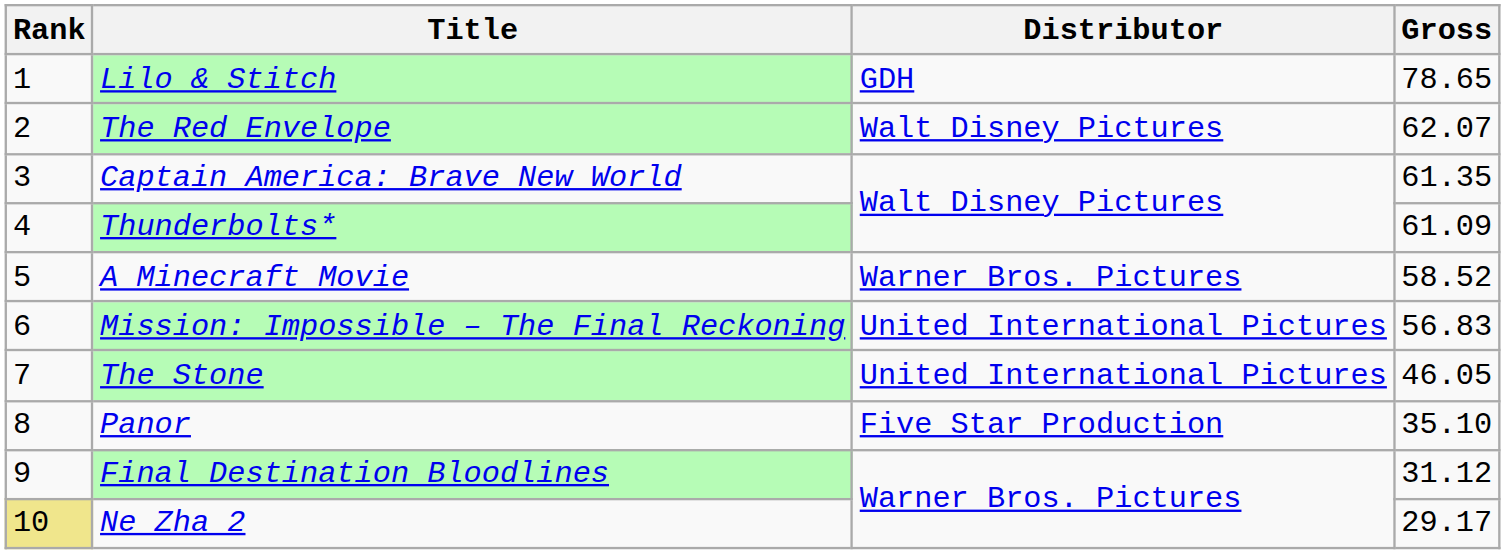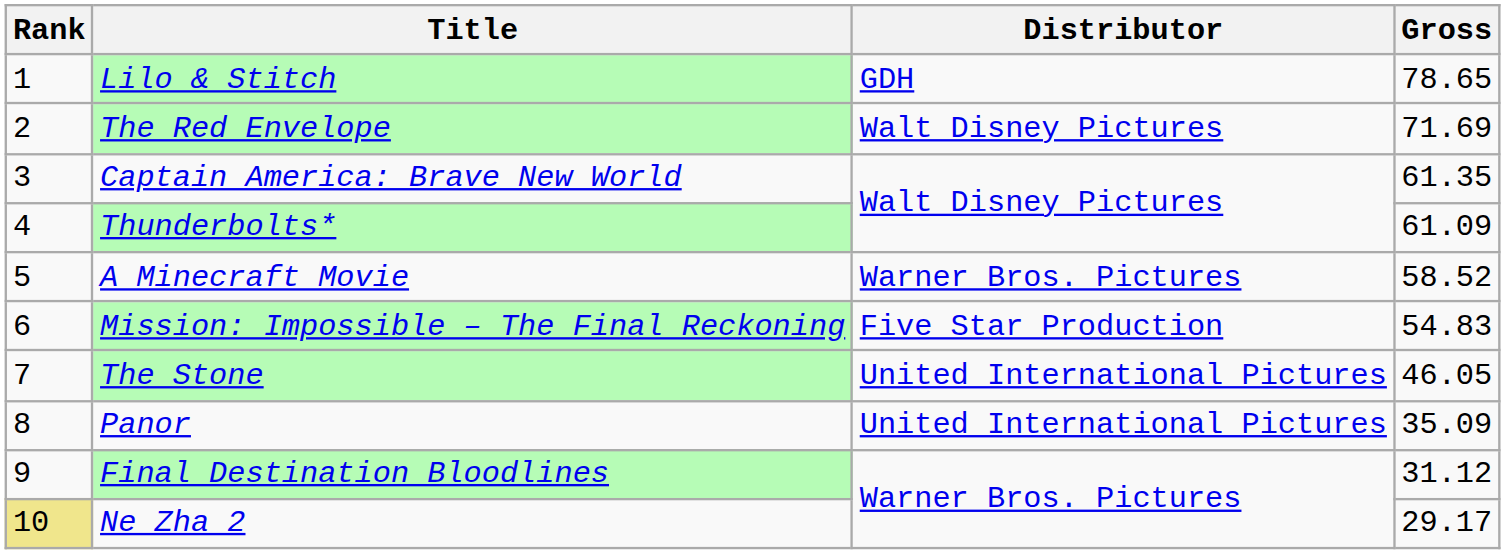(1447, 129) 62.07 -> (1447, 129) 71.69
(1123, 326) United International Pictures -> (1042, 326) Five Star Production
(1447, 326) 56.83 -> (1447, 326) 54.83
(1042, 425) Five Star Production -> (1123, 425) United International Pictures
(1447, 425) 35.10 -> (1447, 425) 35.09
